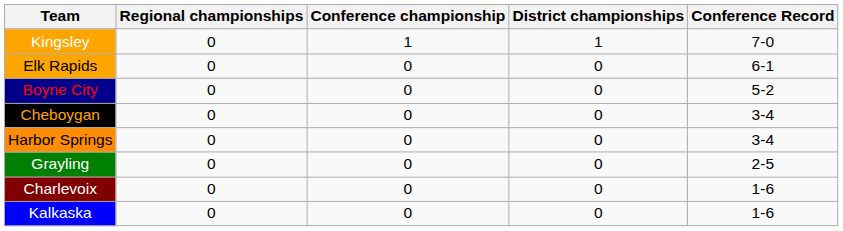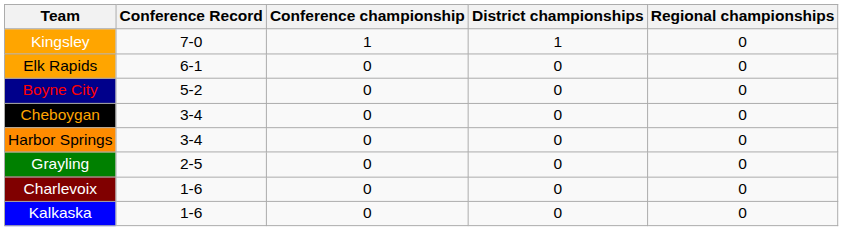columns swapped: (763, 16) <-> (211, 16)
